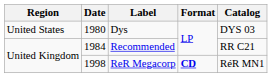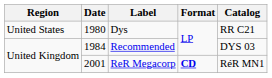(238, 30) DYS 03 -> (238, 30) RR C21
(238, 47) RR C21 -> (238, 47) DYS 03
(95, 64) 1998 -> (95, 64) 2001
